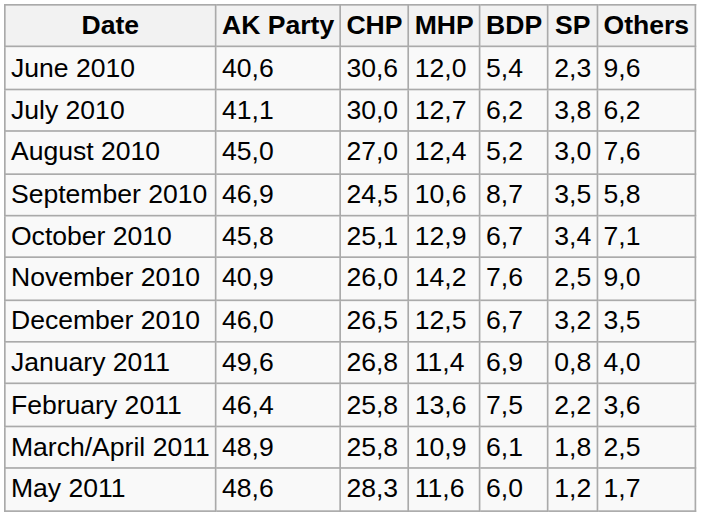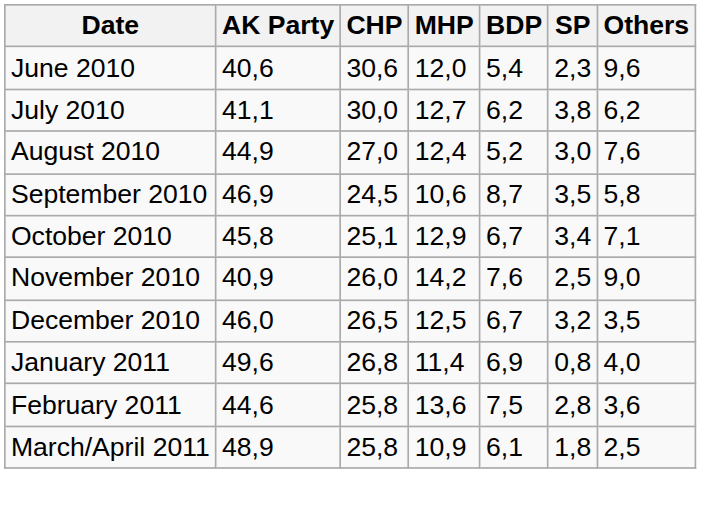(248, 151) 45,0 -> (248, 151) 44,9
(248, 404) 46,4 -> (248, 404) 44,6
(573, 404) 2,2 -> (573, 404) 2,8
- row: (68, 488)
